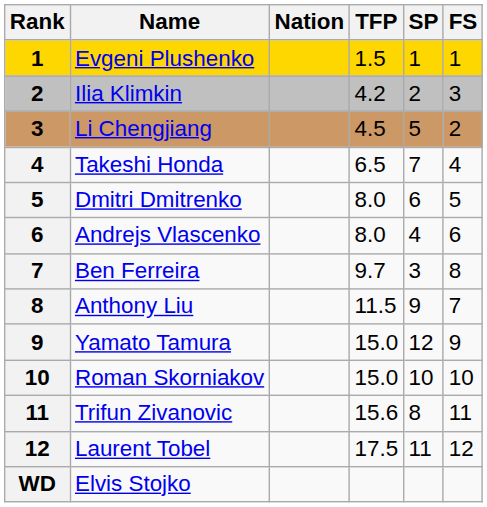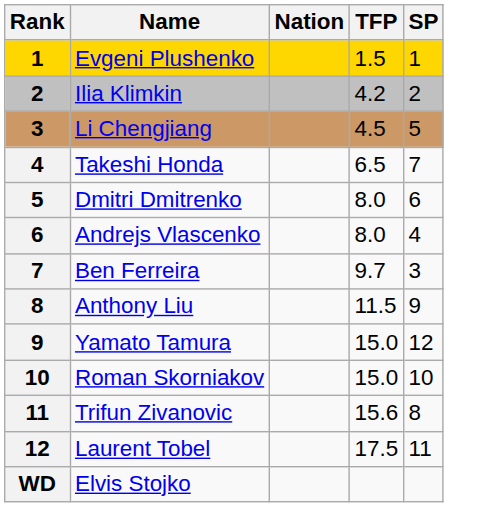- column: (463, 22)
